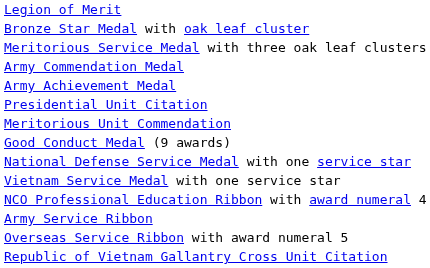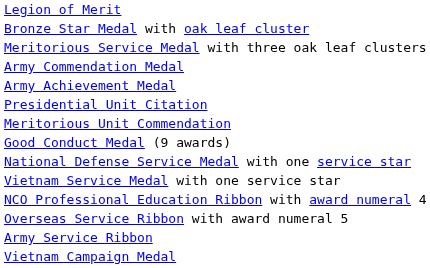rows swapped: (78, 218) <-> (176, 238)
- row: (196, 256)
+ row: (90, 256)
